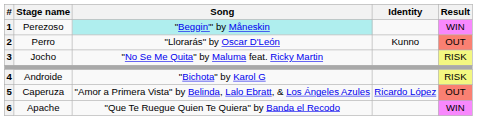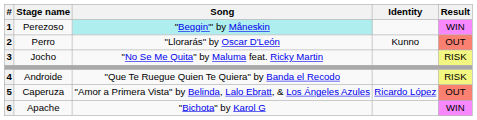(222, 77) "Bichota" by Karol G -> (222, 77) "Que Te Ruegue Quien Te Quiera" by Banda el Recodo
(222, 107) "Que Te Ruegue Quien Te Quiera" by Banda el Recodo -> (222, 107) "Bichota" by Karol G
